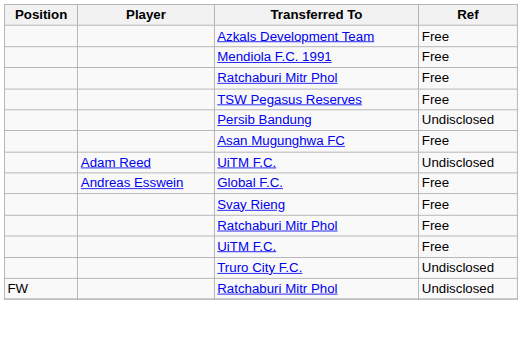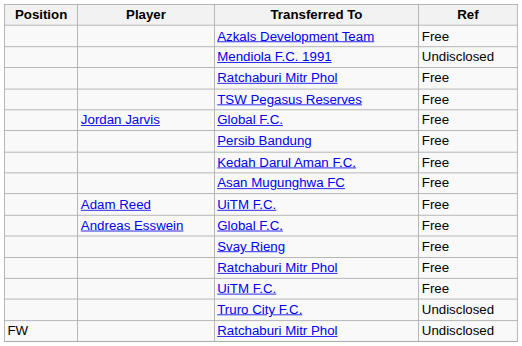(435, 57) Free -> (458, 57) Undisclosed
+ row: (120, 120)
(458, 120) Undisclosed -> (435, 141) Free
+ row: (146, 162)
(458, 162) Undisclosed -> (435, 204) Free
